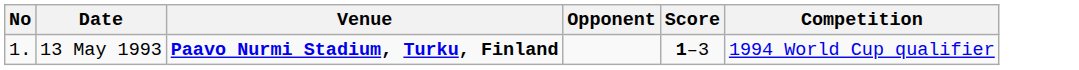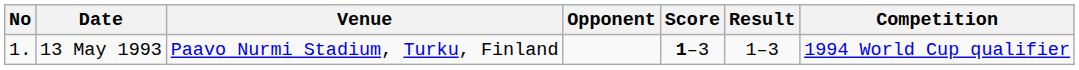+ column: (762, 20)
(365, 50) bold -> (365, 50) normal
